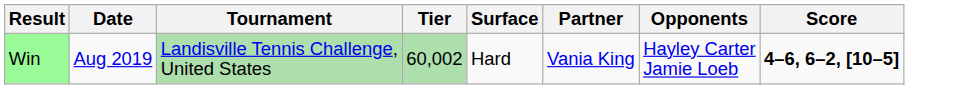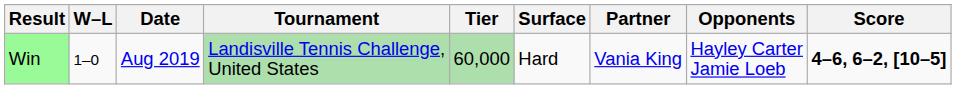+ column: (93, 19)
(434, 58) 60,002 -> (482, 58) 60,000
